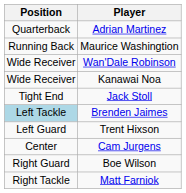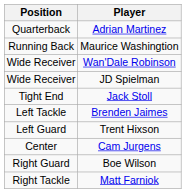- row: (129, 79)
+ row: (129, 79)
(41, 113) lightblue background -> (41, 113) no background
